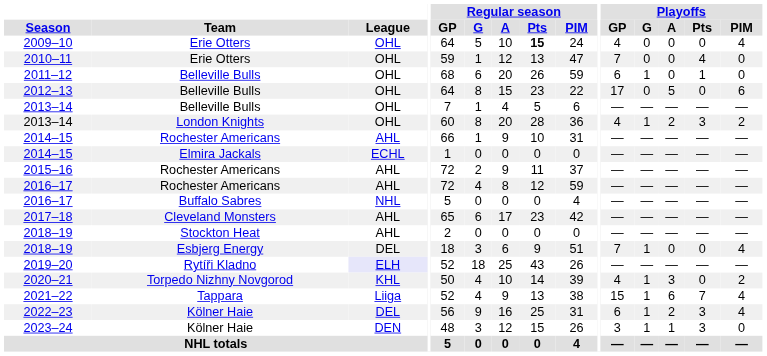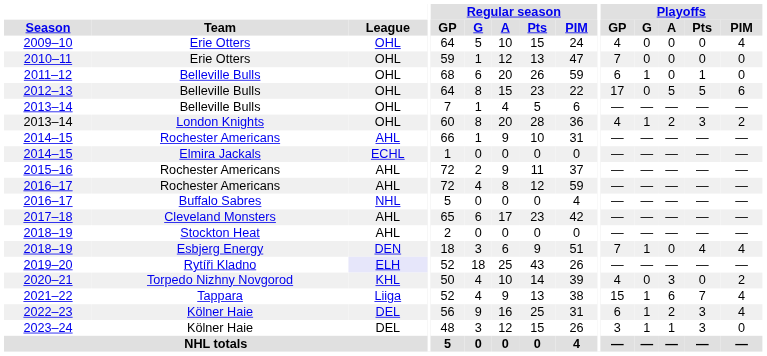(537, 43) bold -> (537, 43) normal
(702, 59) 4 -> (702, 59) 0
(702, 91) 0 -> (702, 91) 5
(388, 249) DEL -> (388, 249) DEN
(702, 249) 0 -> (702, 249) 4
(647, 280) 1 -> (647, 280) 0
(388, 328) DEN -> (388, 328) DEL
